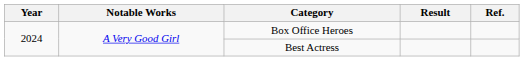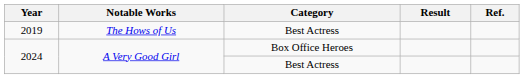+ row: (32, 30)
